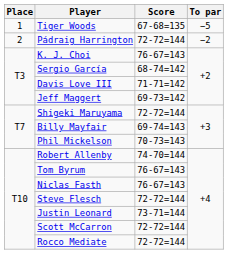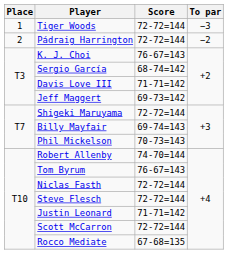(161, 26) 67-68=135 -> (161, 26) 72-72=144
(205, 26) −5 -> (205, 26) −3
(161, 184) 76-67=143 -> (161, 184) 72-72=144
(161, 213) 73-71=144 -> (161, 213) 71-71=142
(161, 242) 72-72=144 -> (161, 242) 67-68=135
